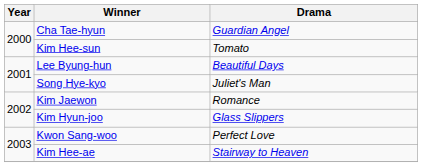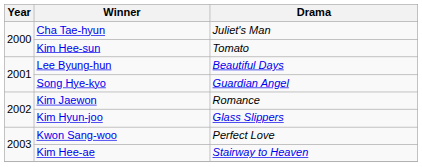(251, 30) Guardian Angel -> (242, 30) Juliet's Man
(242, 83) Juliet's Man -> (251, 83) Guardian Angel
